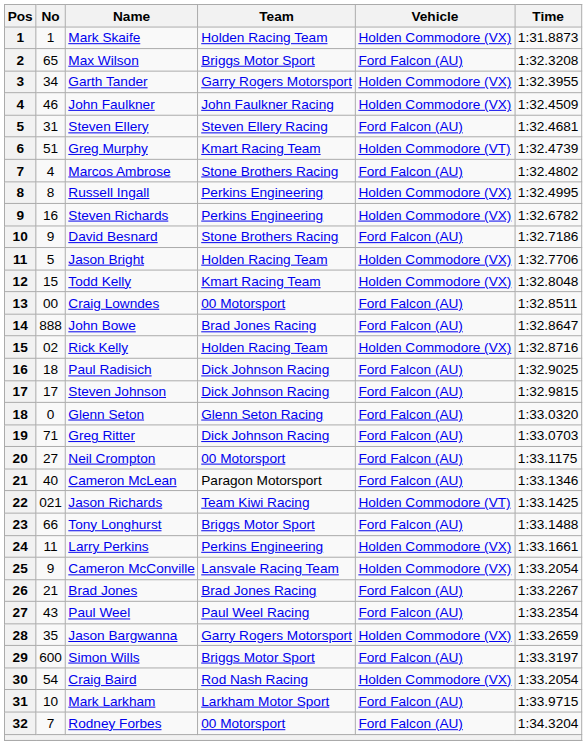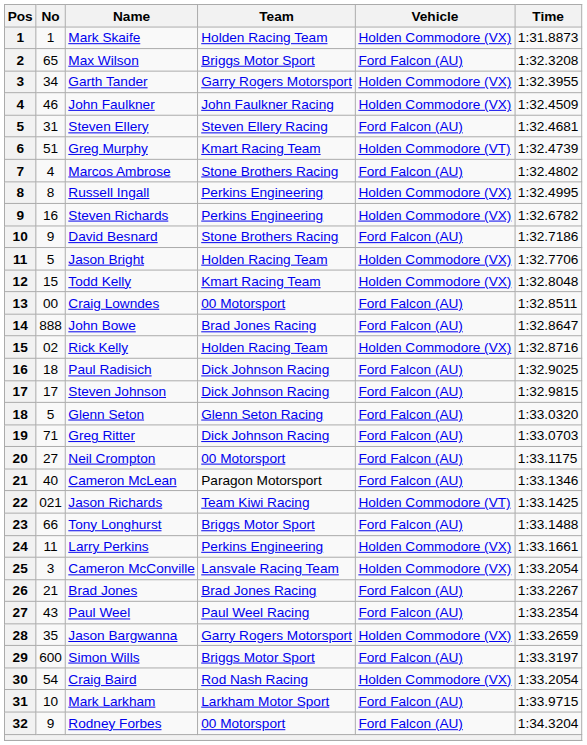(51, 413) 0 -> (51, 413) 5
(51, 568) 9 -> (51, 568) 3
(51, 723) 7 -> (51, 723) 9
